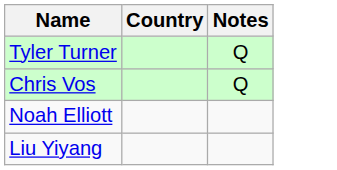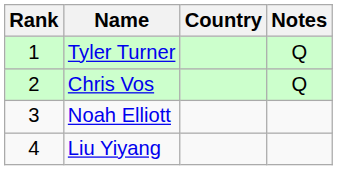+ column: (34, 20)
